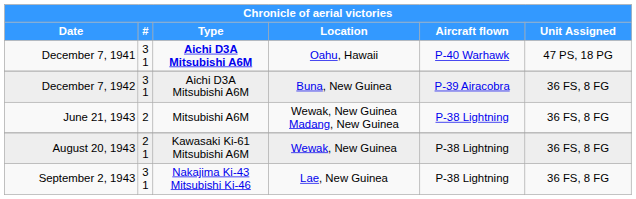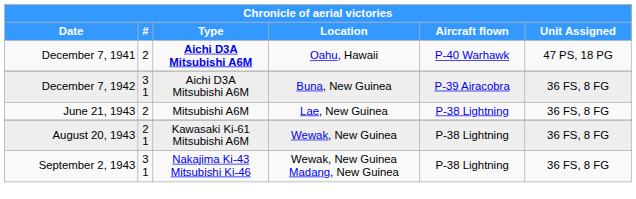(145, 55) 3 1 -> (145, 55) 2
(344, 117) Wewak, New Guinea Madang, New Guinea -> (344, 111) Lae, New Guinea
(344, 179) Lae, New Guinea -> (344, 166) Wewak, New Guinea Madang, New Guinea
